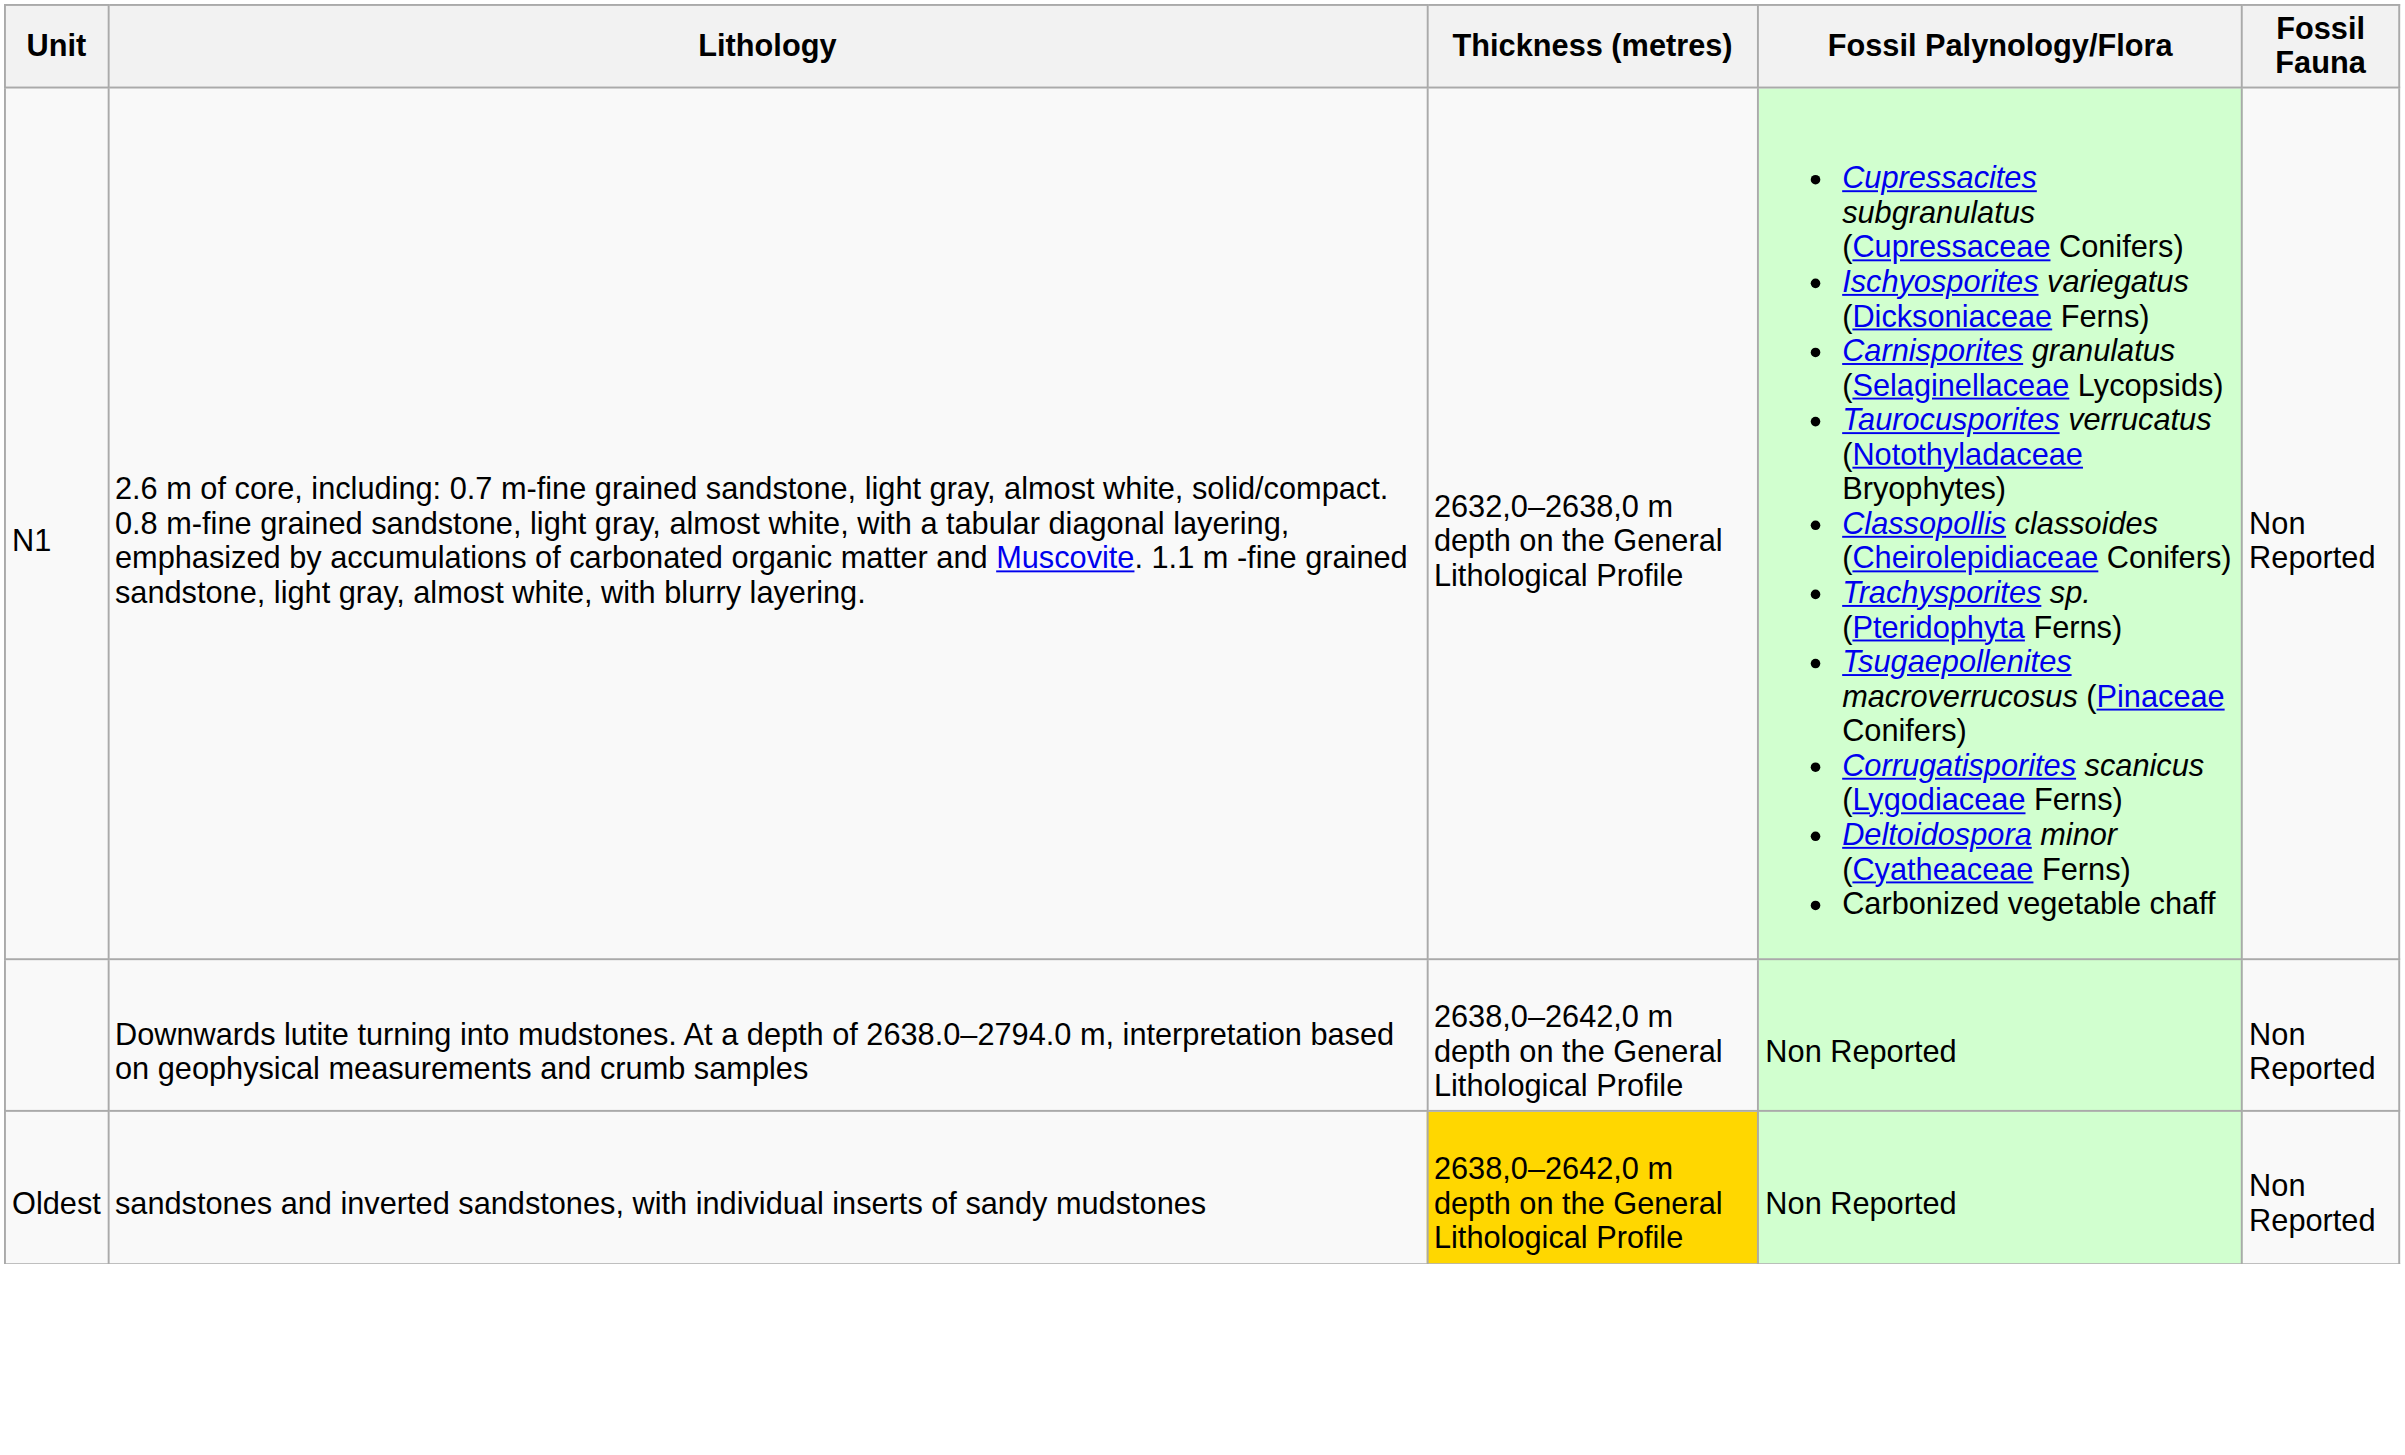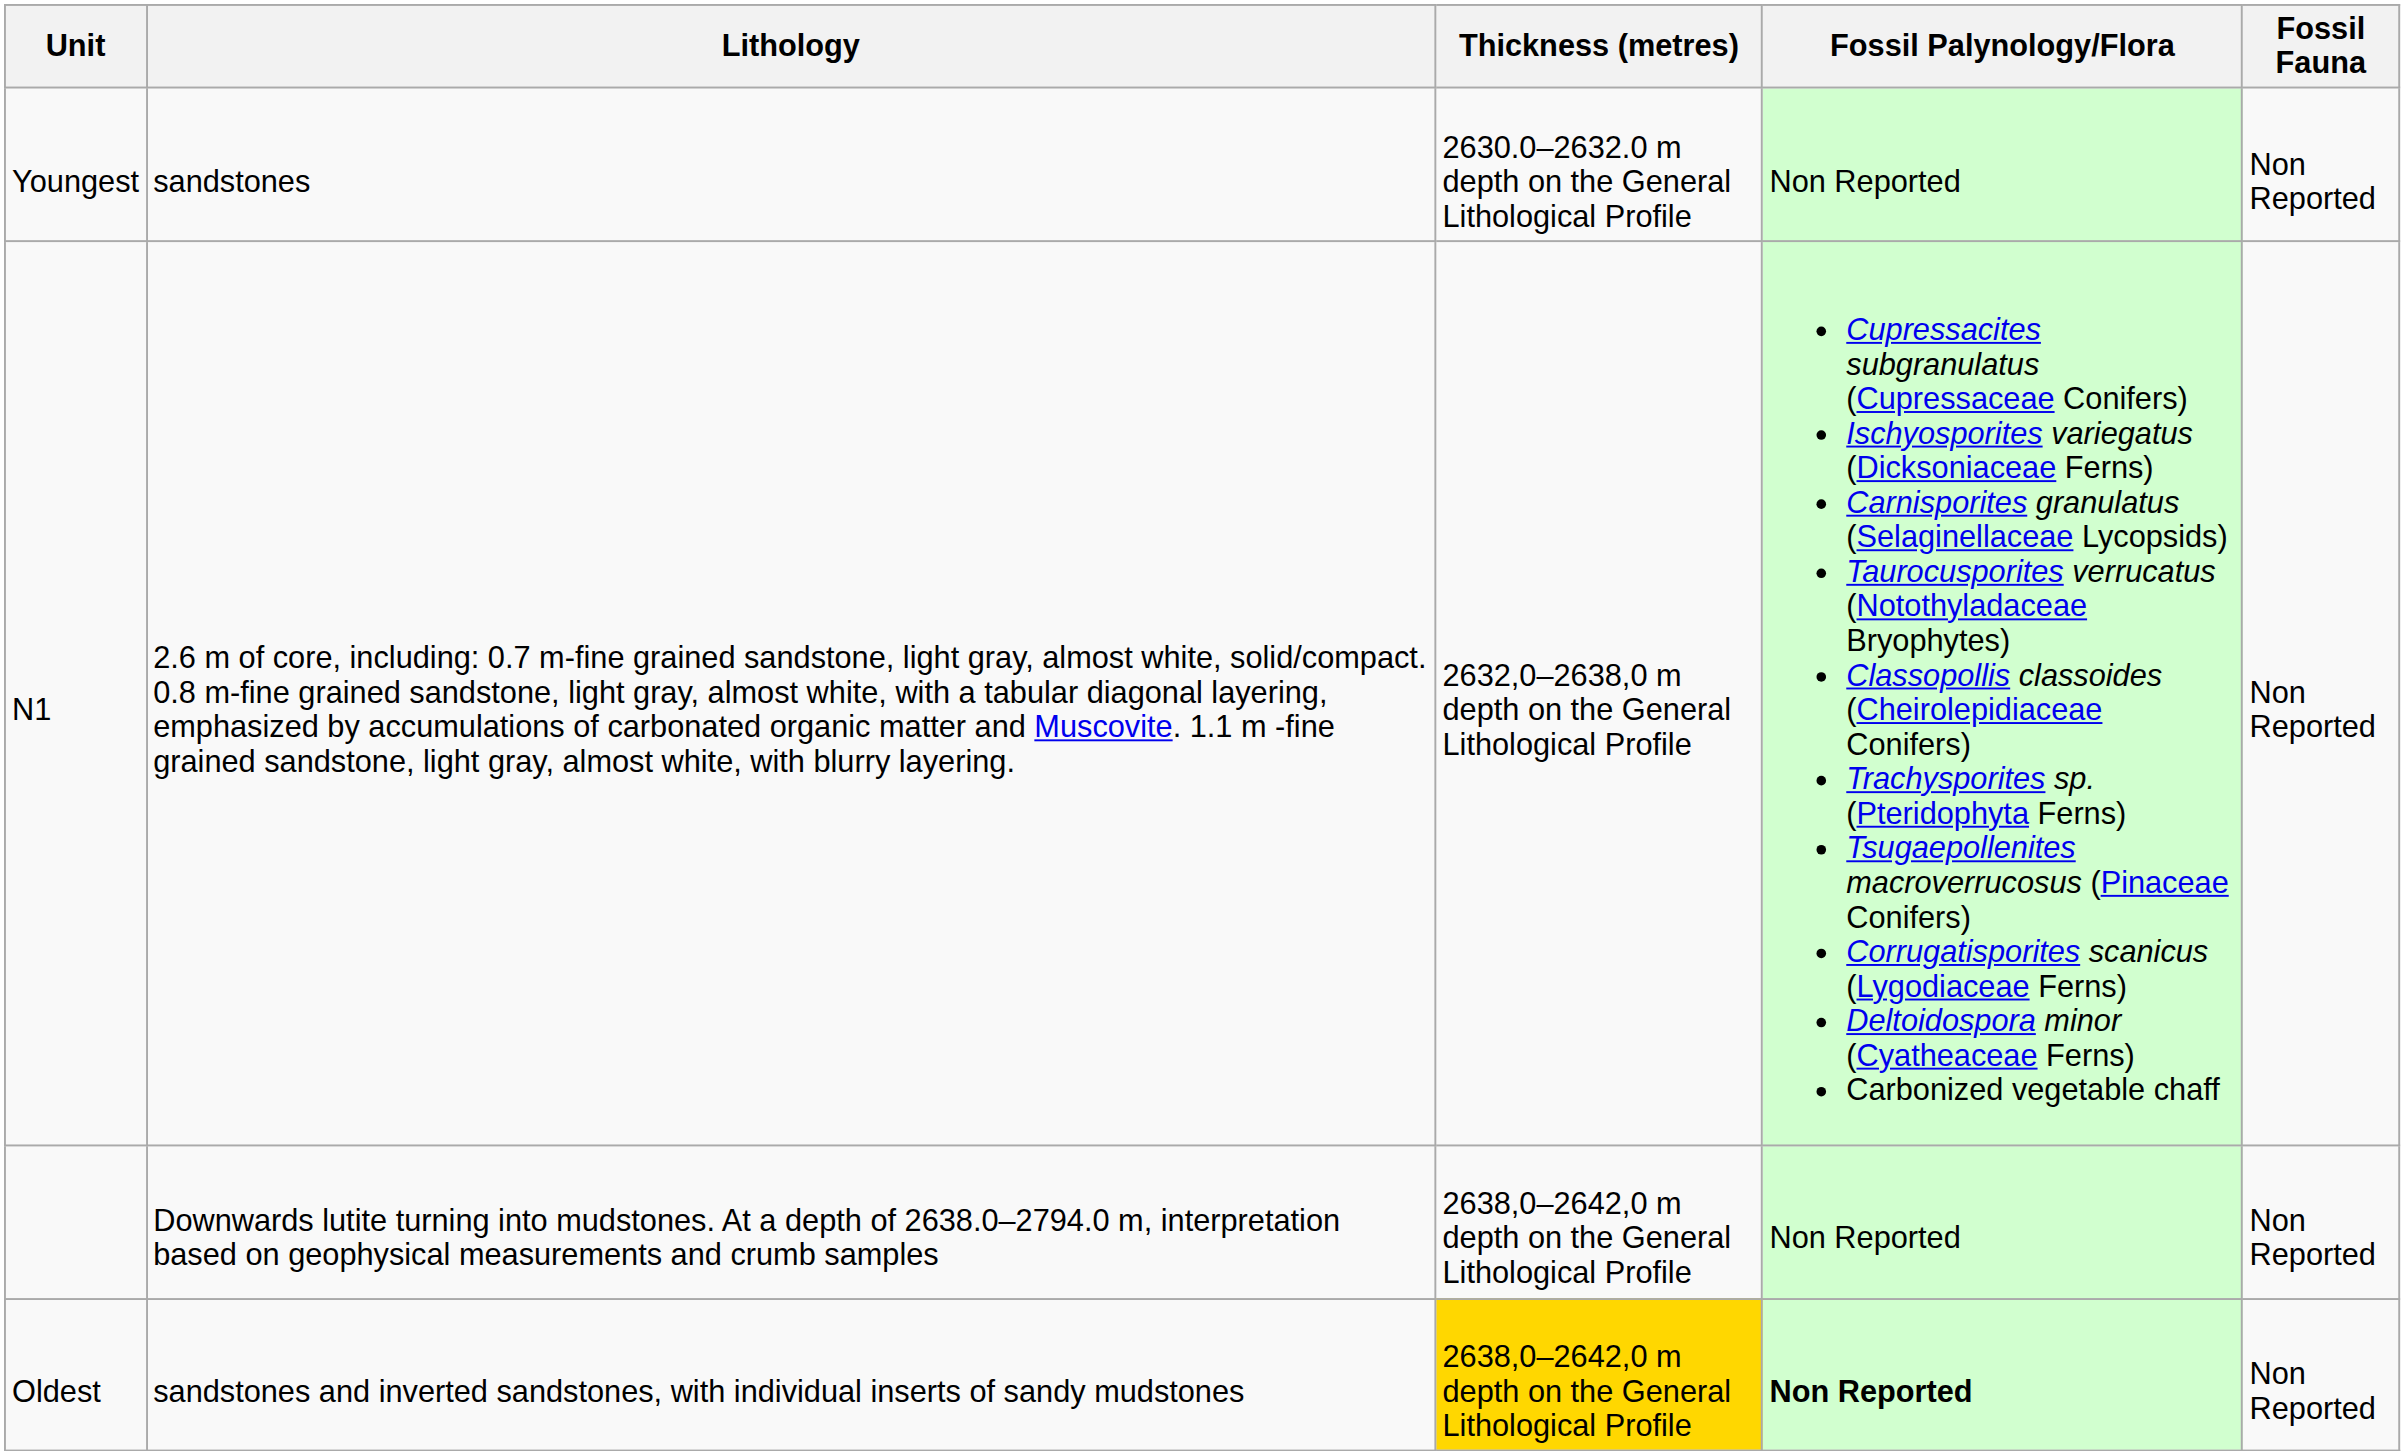+ row: (76, 181)
(1861, 1204) normal -> (1871, 1391) bold
